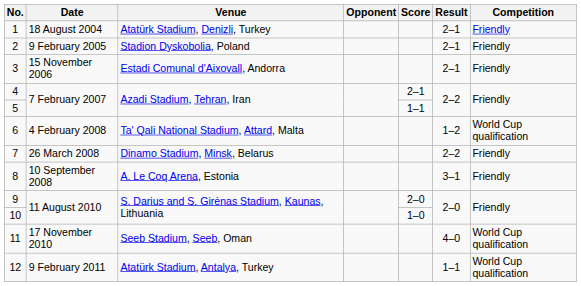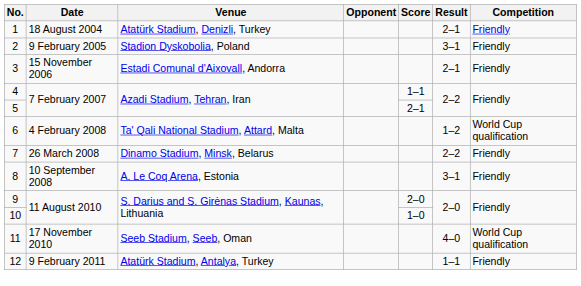(451, 46) 2–1 -> (451, 46) 3–1
(416, 91) 2–1 -> (416, 91) 1–1
(416, 108) 1–1 -> (416, 108) 2–1
(500, 267) World Cup qualification -> (491, 261) Friendly
